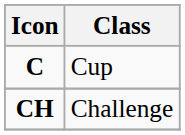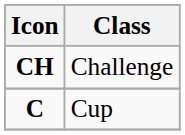rows swapped: (35, 66) <-> (35, 108)
